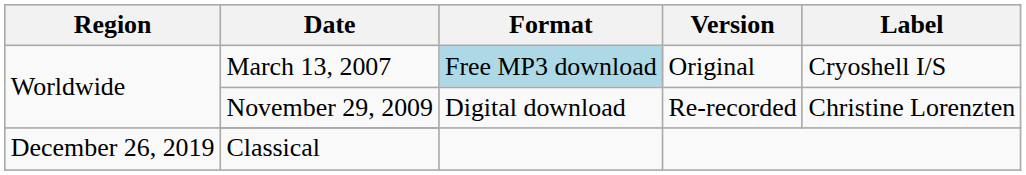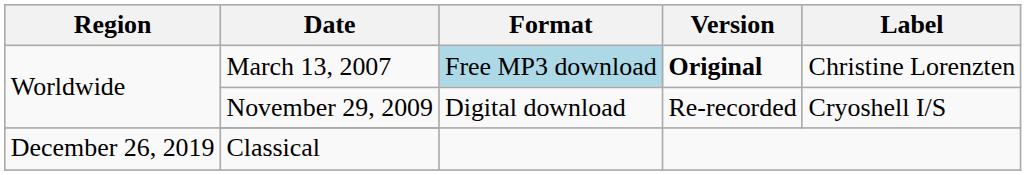(712, 66) normal -> (715, 66) bold
(877, 66) Cryoshell I/S -> (912, 66) Christine Lorenzten
(912, 107) Christine Lorenzten -> (877, 107) Cryoshell I/S
